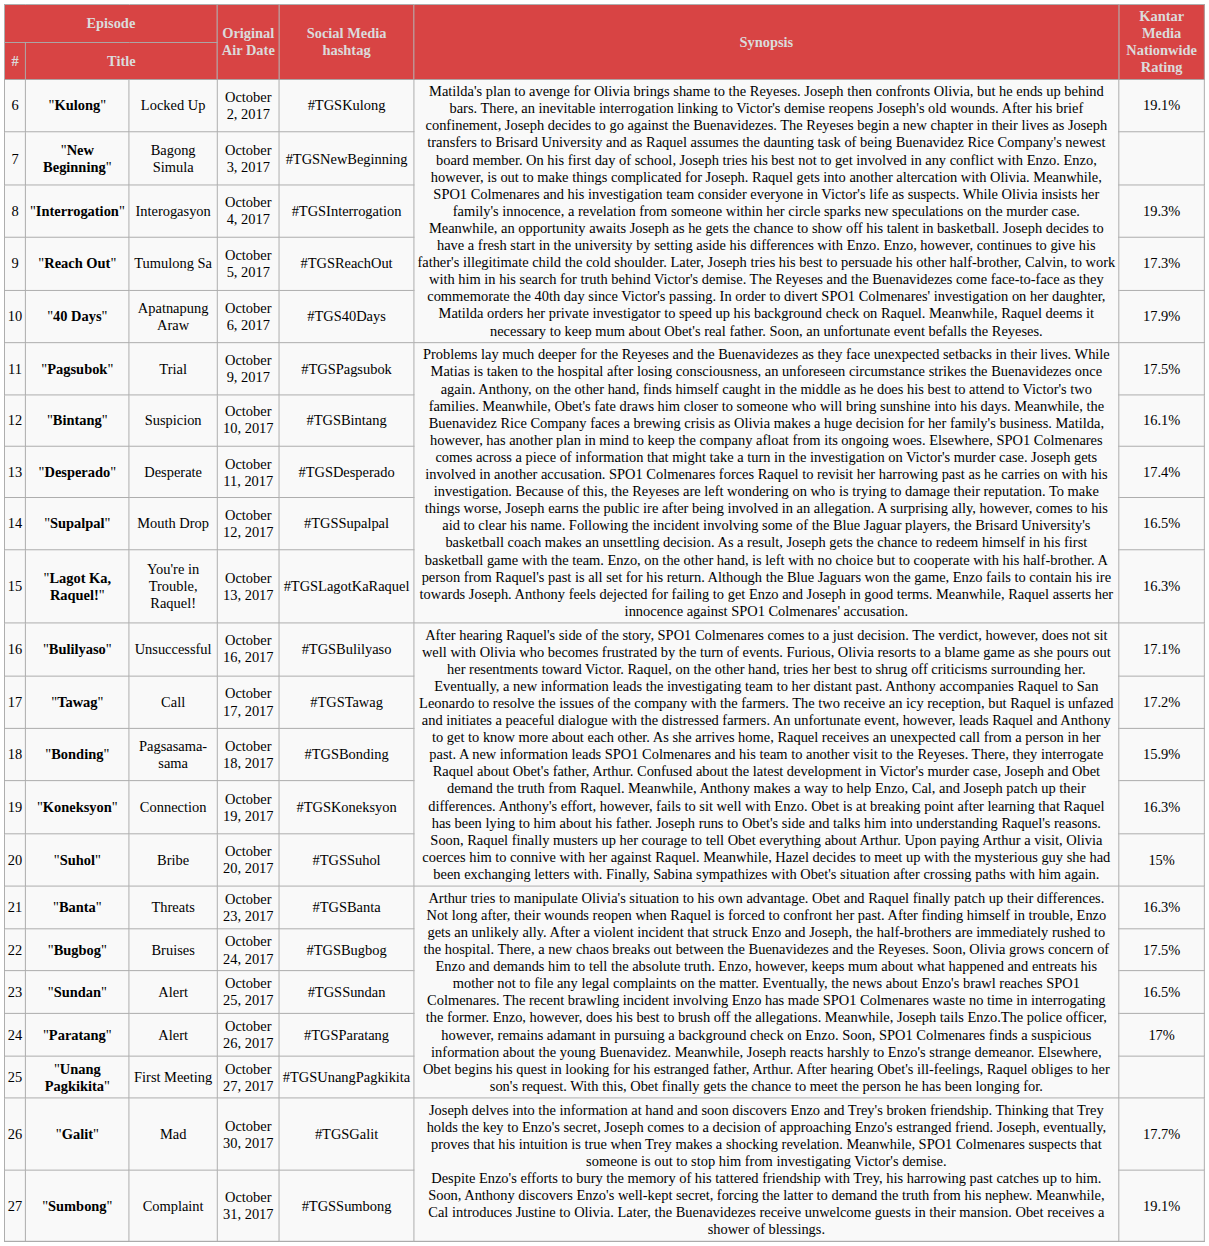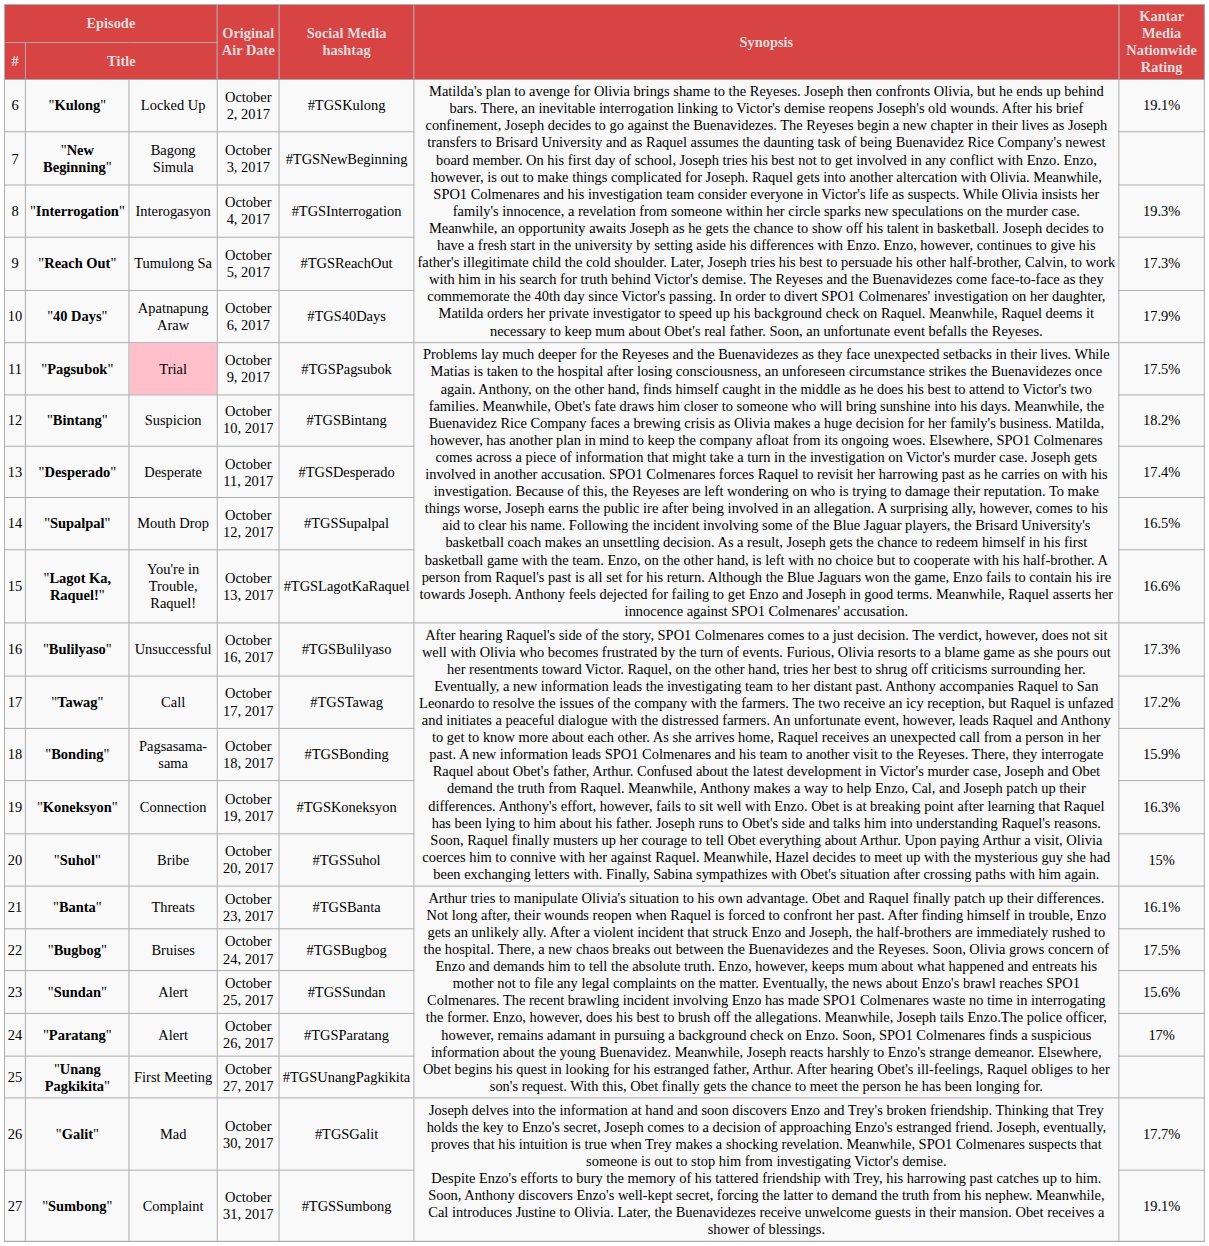(173, 368) no background -> (173, 368) pink background
(1162, 420) 16.1% -> (1162, 420) 18.2%
(1162, 586) 16.3% -> (1162, 586) 16.6%
(1162, 649) 17.1% -> (1162, 649) 17.3%
(1162, 907) 16.3% -> (1162, 907) 16.1%
(1162, 992) 16.5% -> (1162, 992) 15.6%
